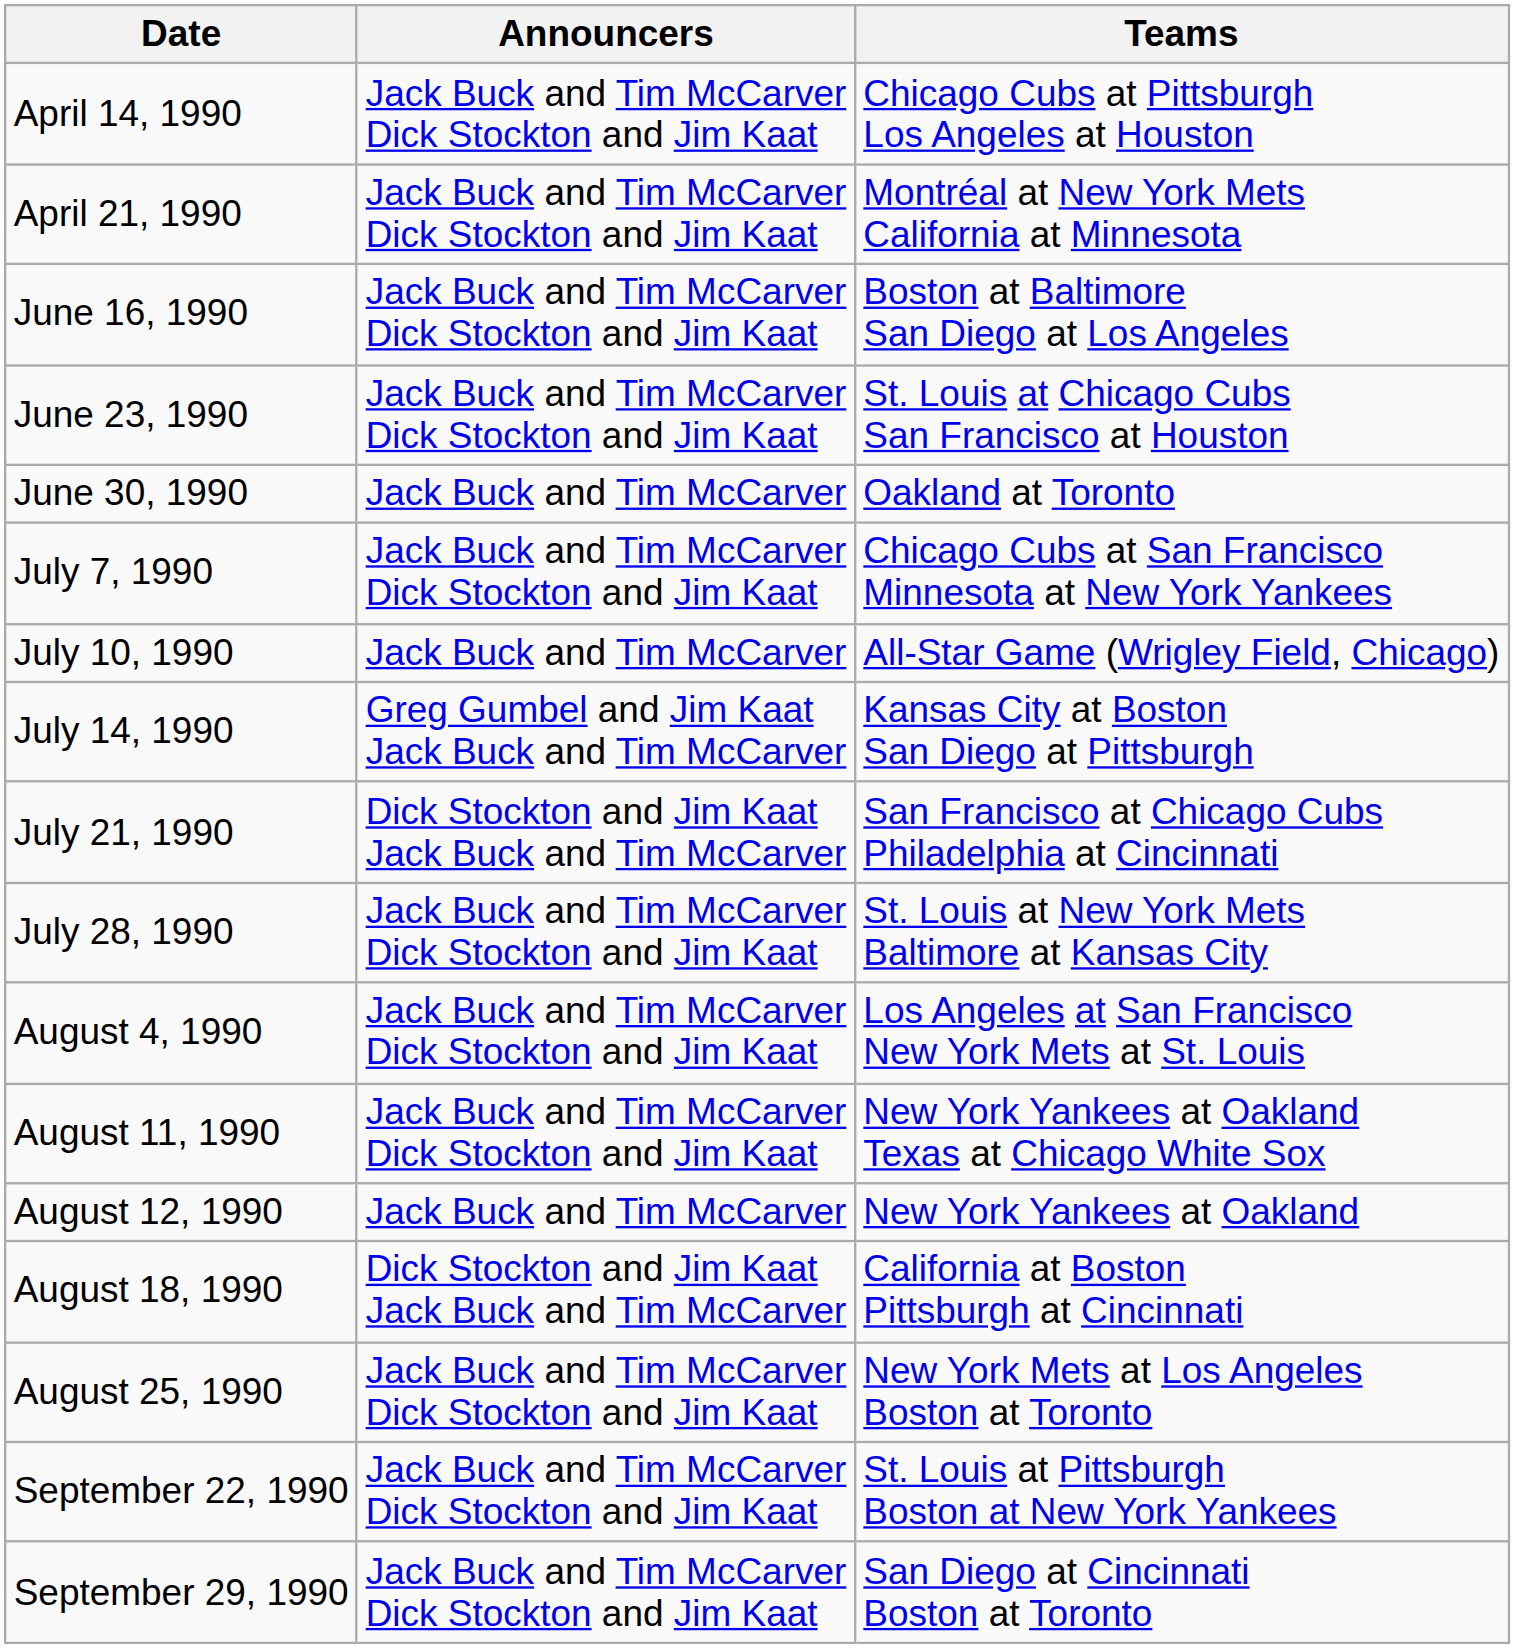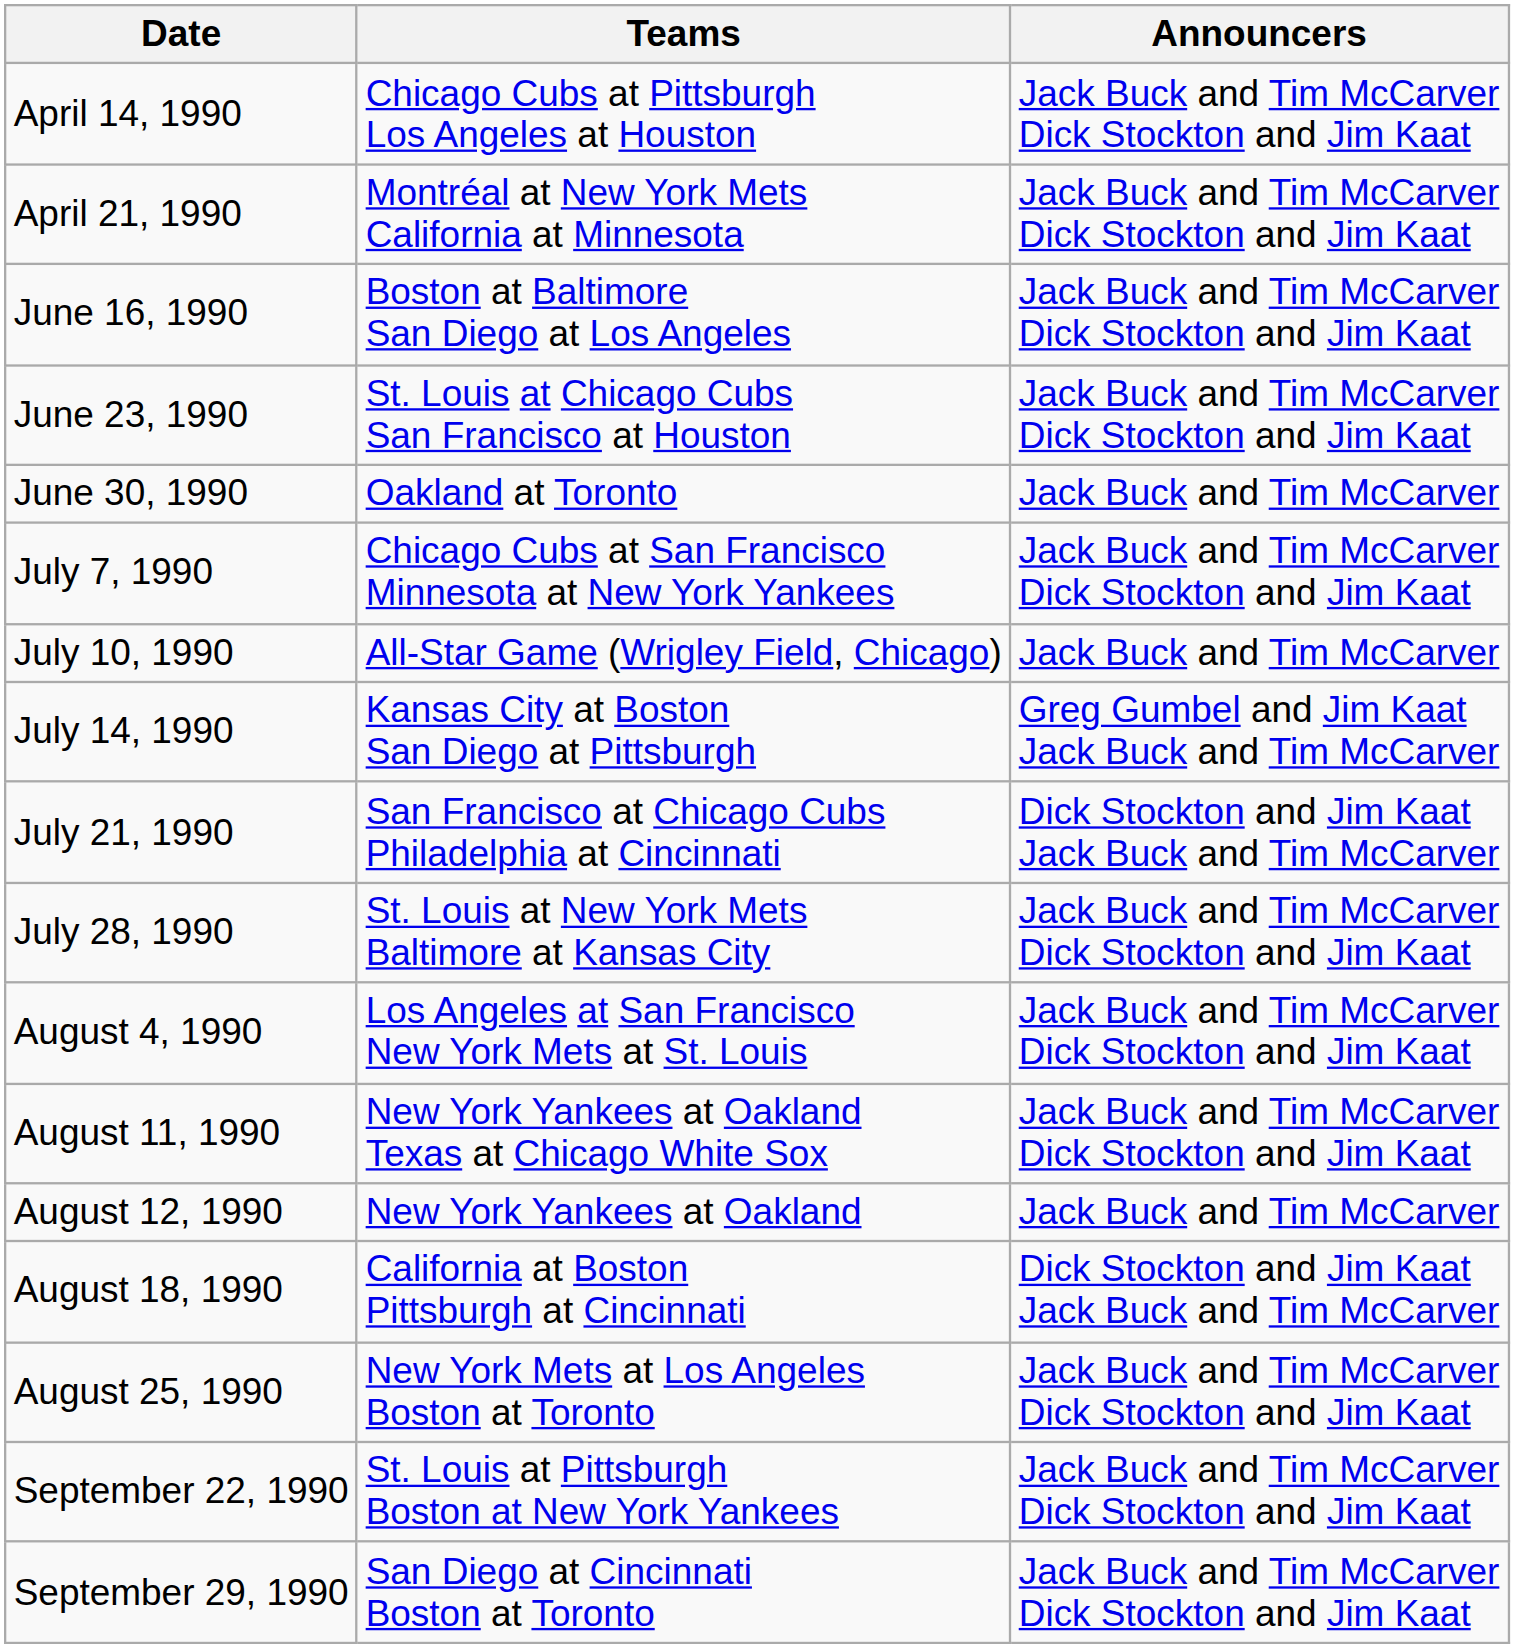columns swapped: (1181, 33) <-> (606, 33)
